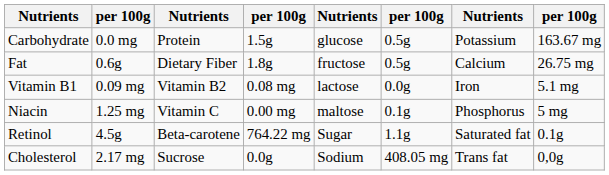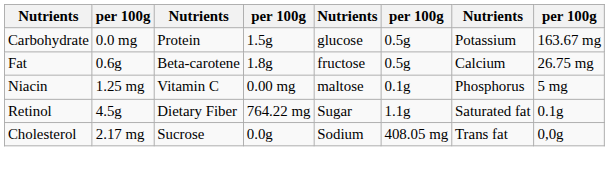(197, 63) Dietary Fiber -> (199, 63) Beta-carotene
- row: (42, 87)
(199, 134) Beta-carotene -> (197, 110) Dietary Fiber
